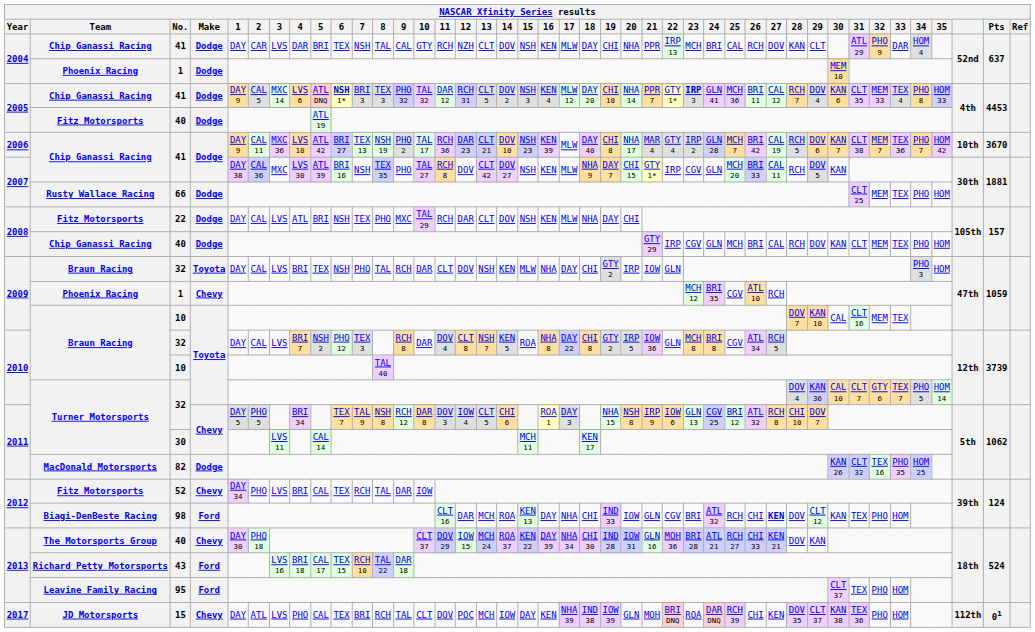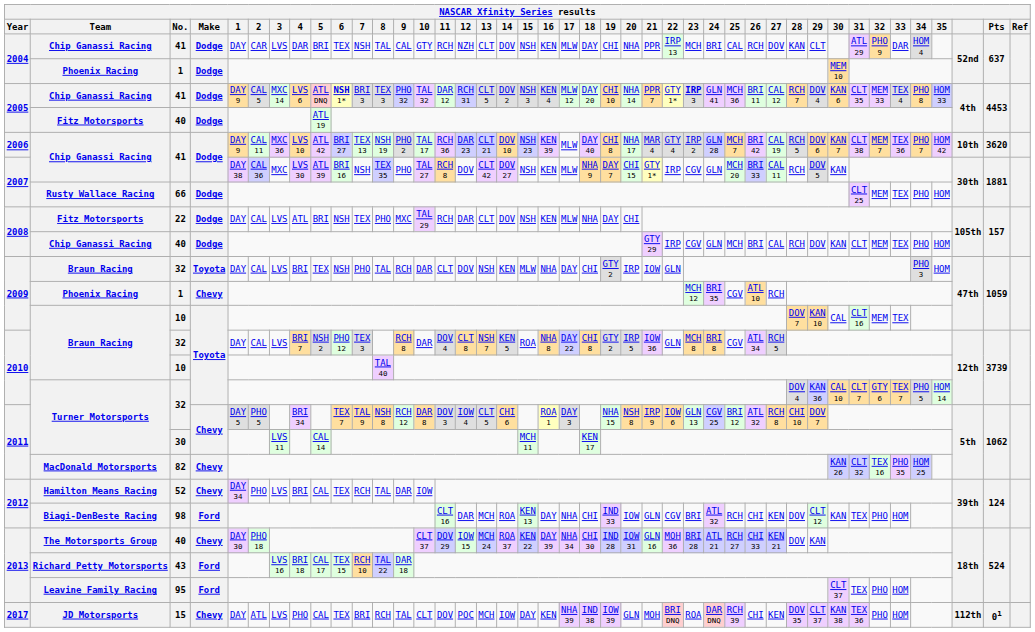(997, 145) 3670 -> (997, 145) 3620
(209, 466) Dodge -> (209, 466) Chevy
(100, 491) Fitz Motorsports -> (100, 491) Hamilton Means Racing
(776, 516) bold -> (776, 516) normal
